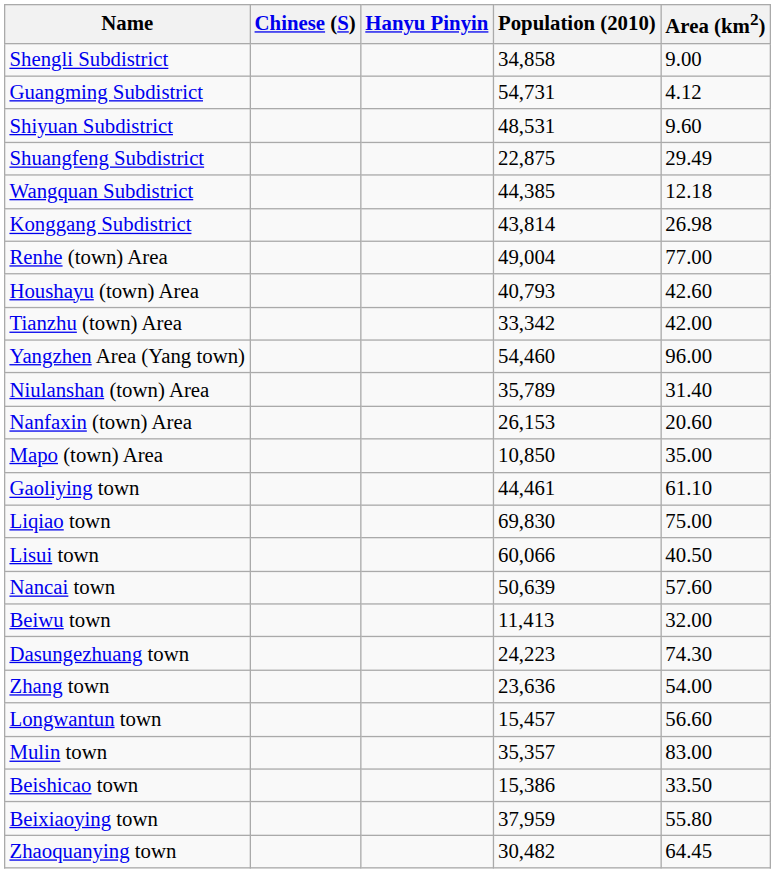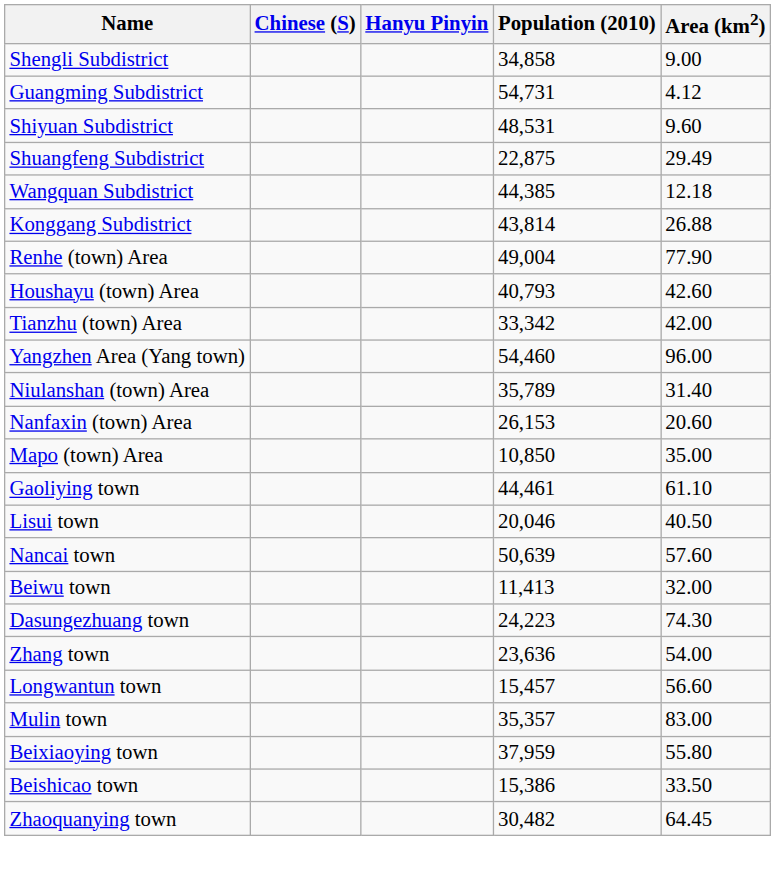(689, 224) 26.98 -> (689, 224) 26.88
(689, 257) 77.00 -> (689, 257) 77.90
- row: (60, 521)
(527, 554) 60,066 -> (527, 521) 20,046
rows swapped: (84, 818) <-> (74, 785)
